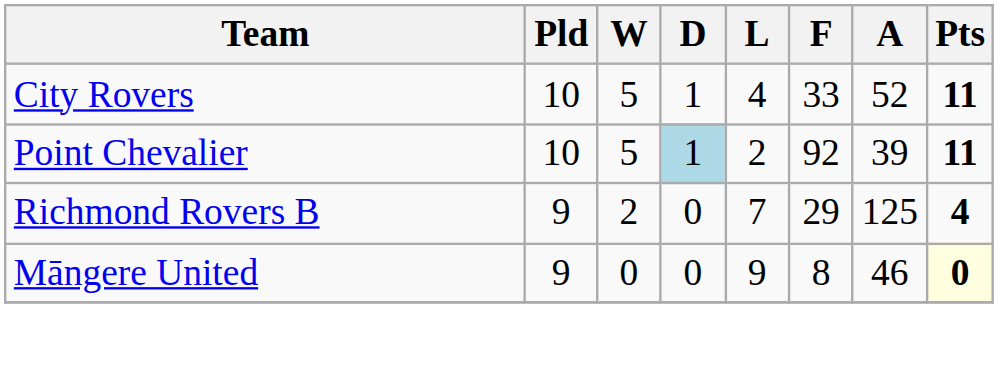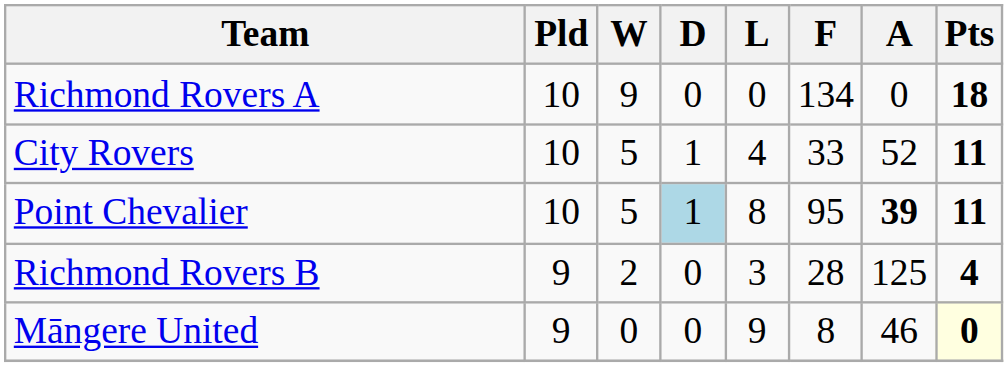+ row: (167, 93)
(757, 152) 2 -> (757, 212) 8
(821, 152) 92 -> (826, 212) 95
(890, 152) normal -> (899, 212) bold
(757, 212) 7 -> (757, 271) 3
(821, 212) 29 -> (826, 271) 28
